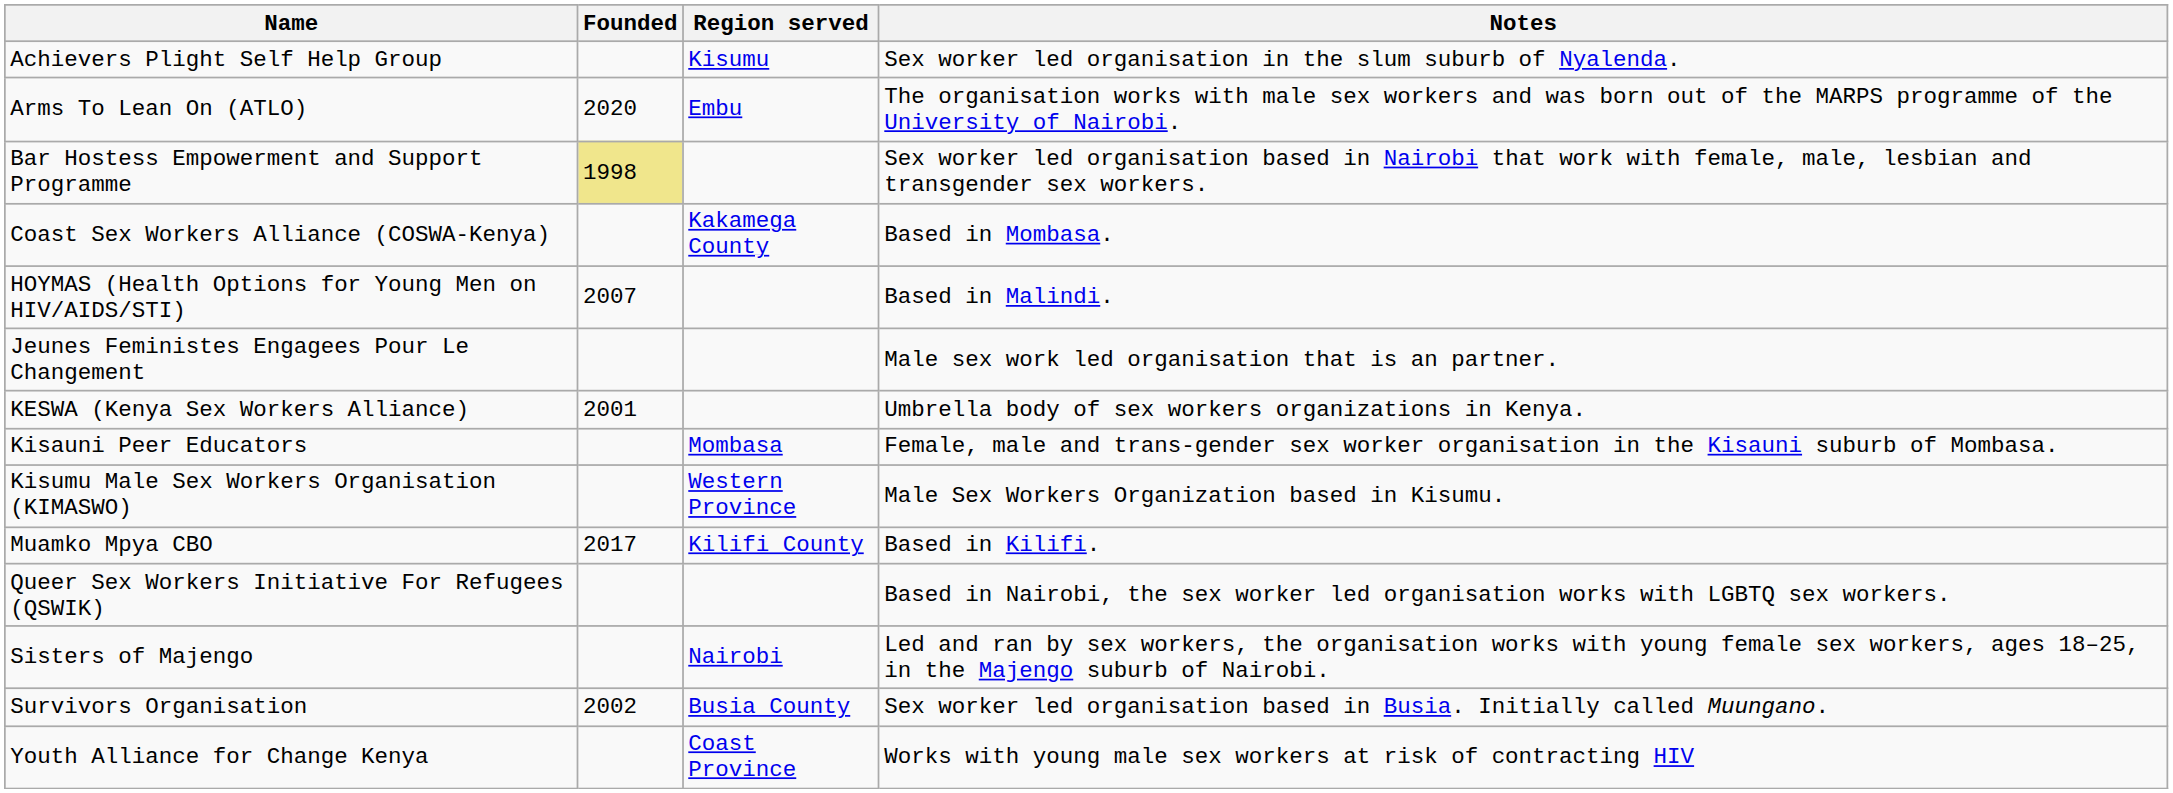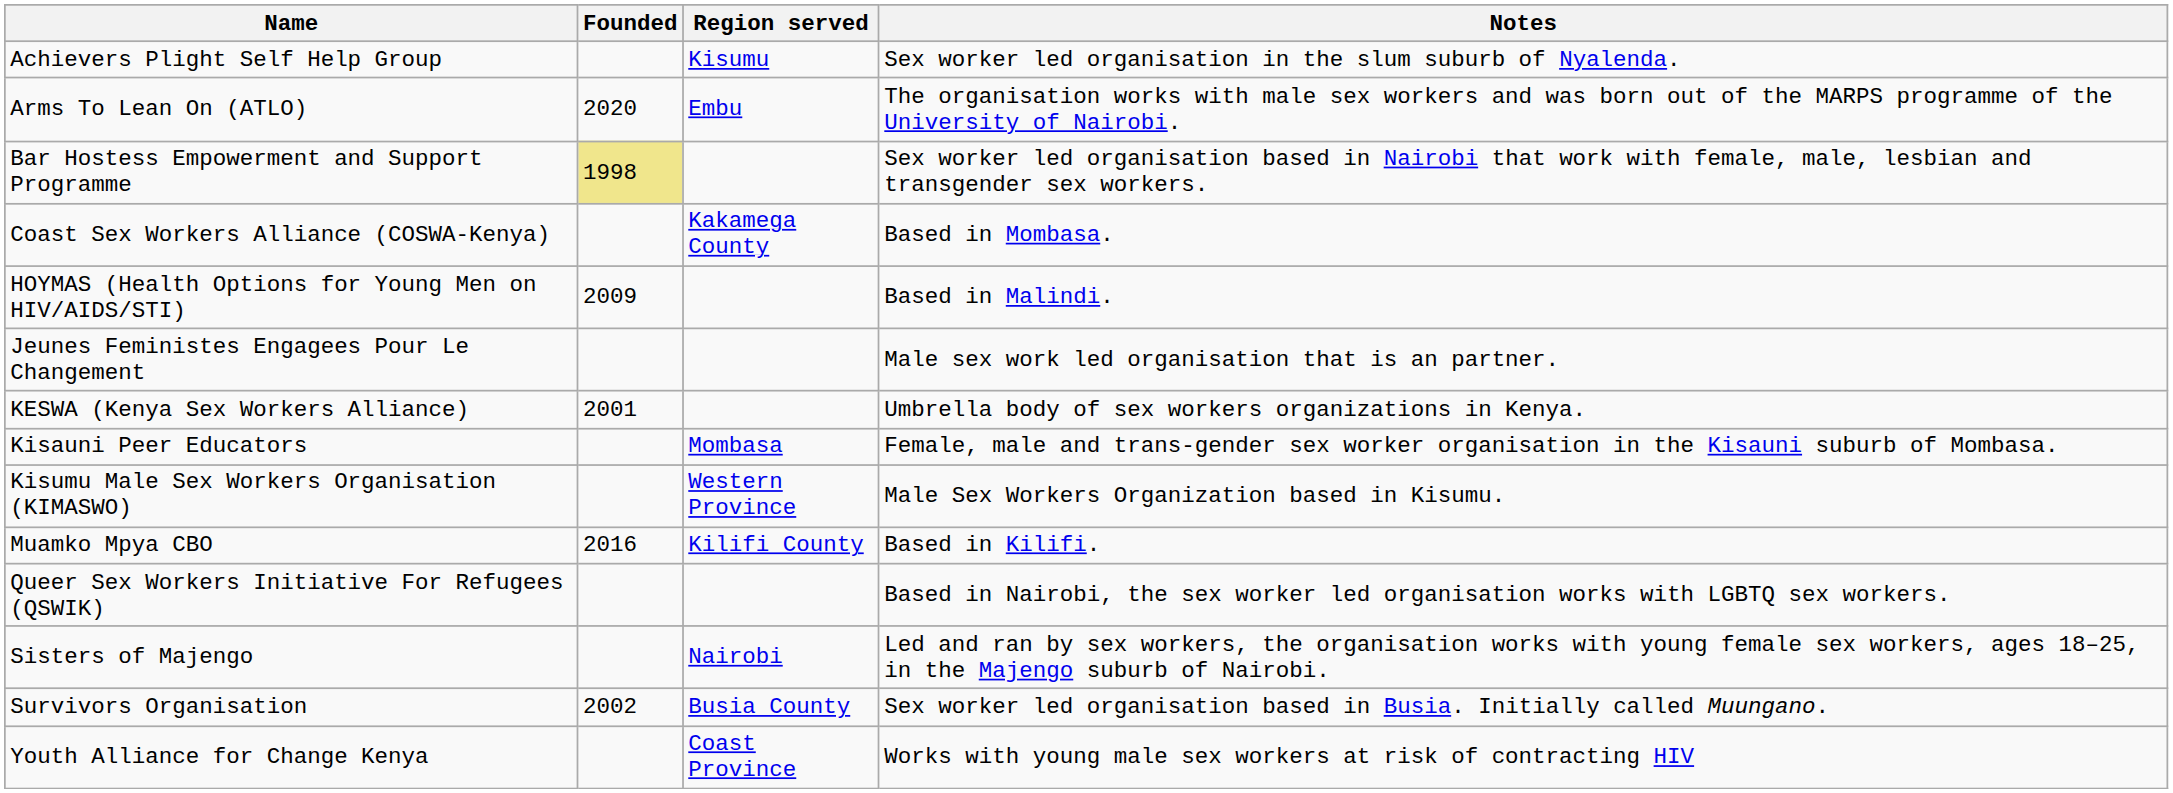(610, 297) 2007 -> (610, 297) 2009
(610, 545) 2017 -> (610, 545) 2016
